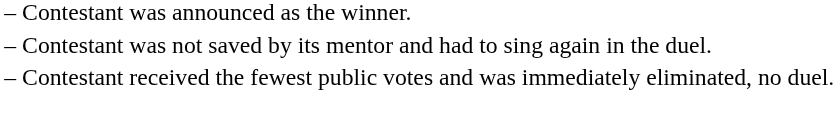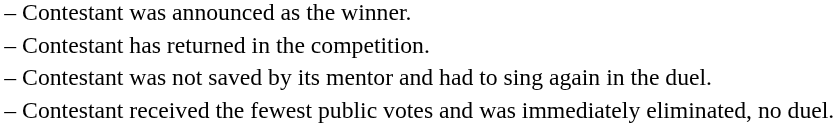+ row: (226, 45)
